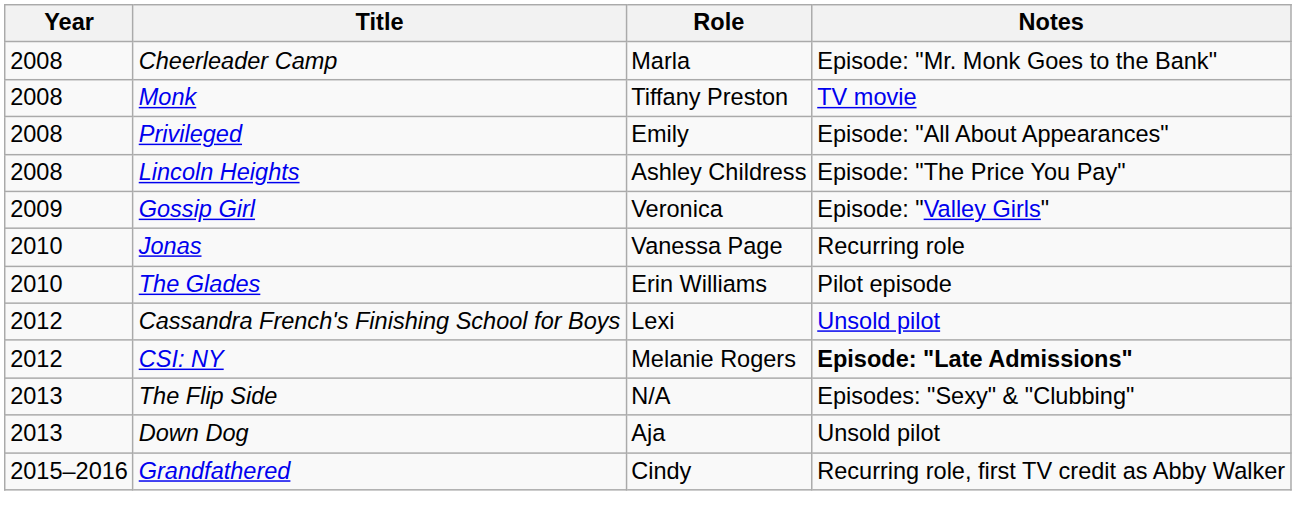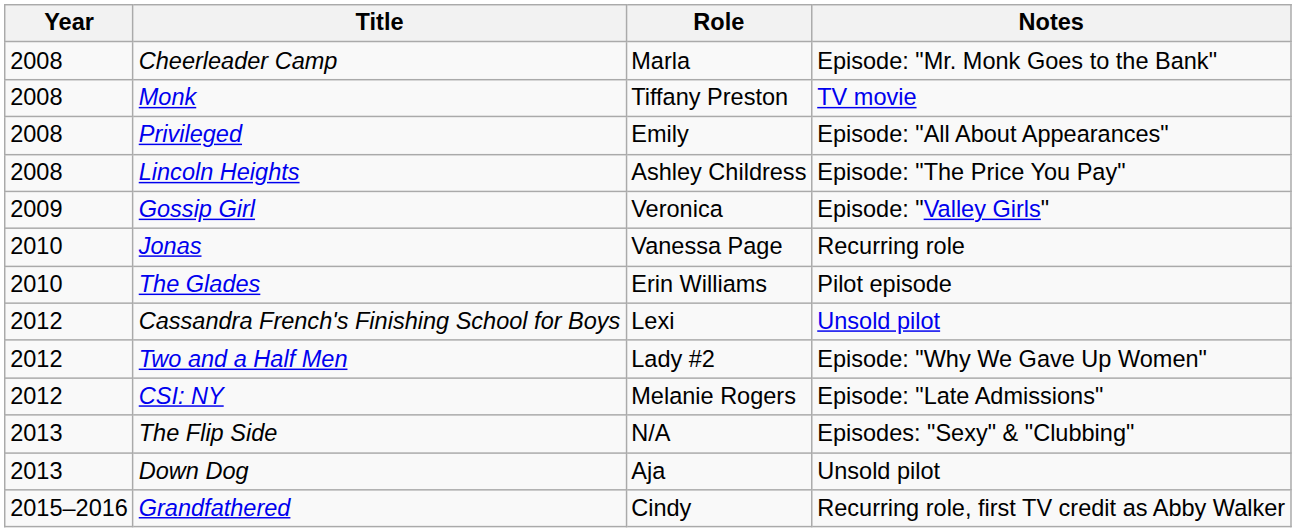+ row: (243, 358)
(975, 358) bold -> (960, 396) normal
